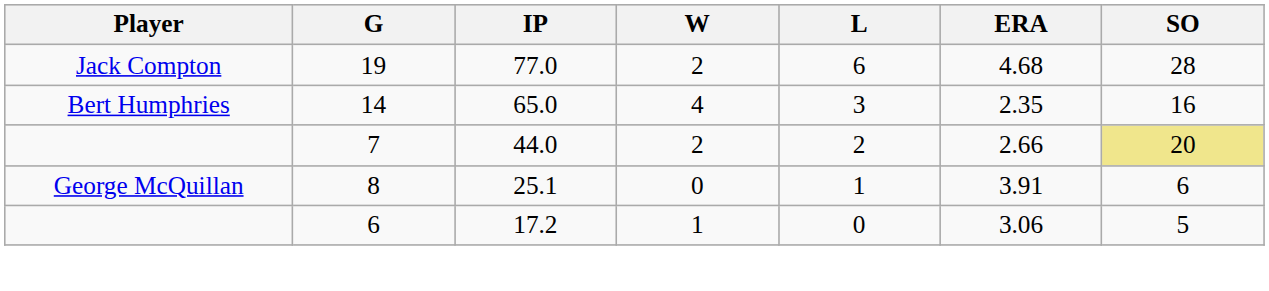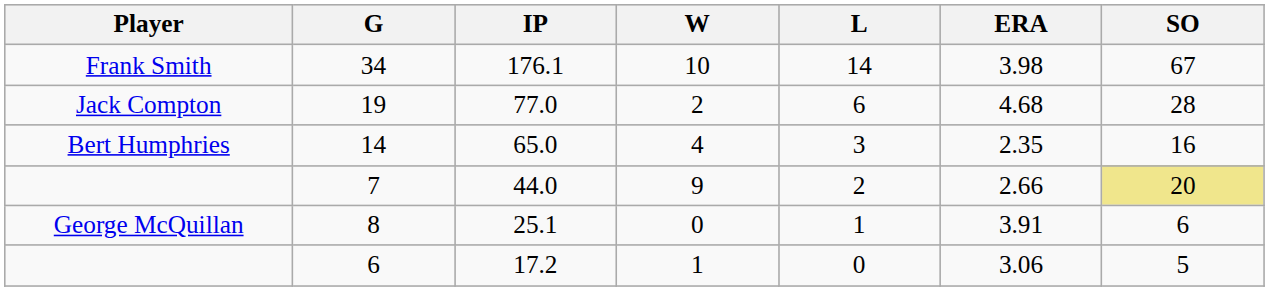+ row: (373, 64)
(697, 144) 2 -> (697, 184) 9
